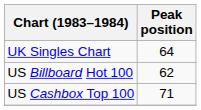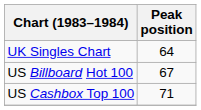(167, 72) 62 -> (167, 72) 67
